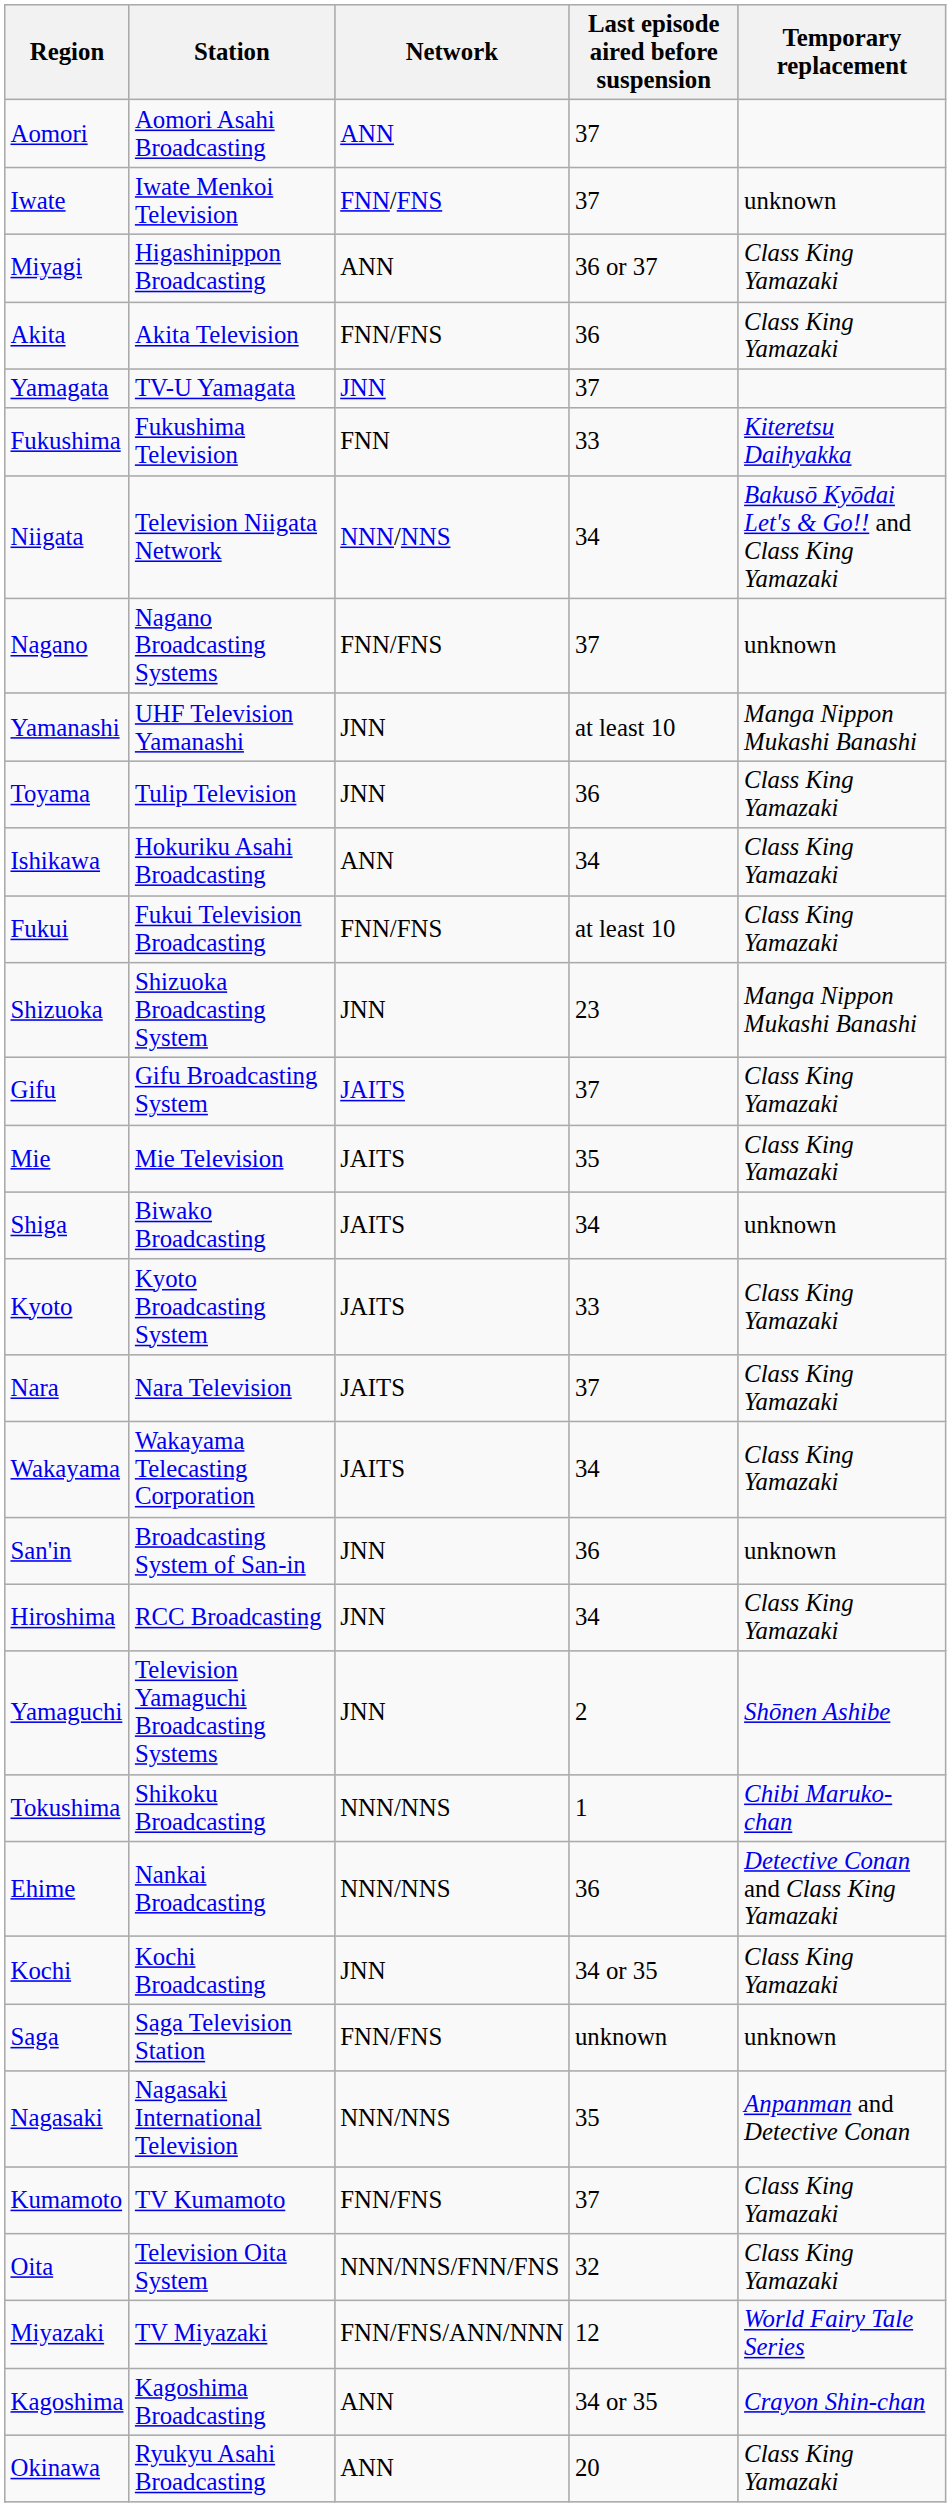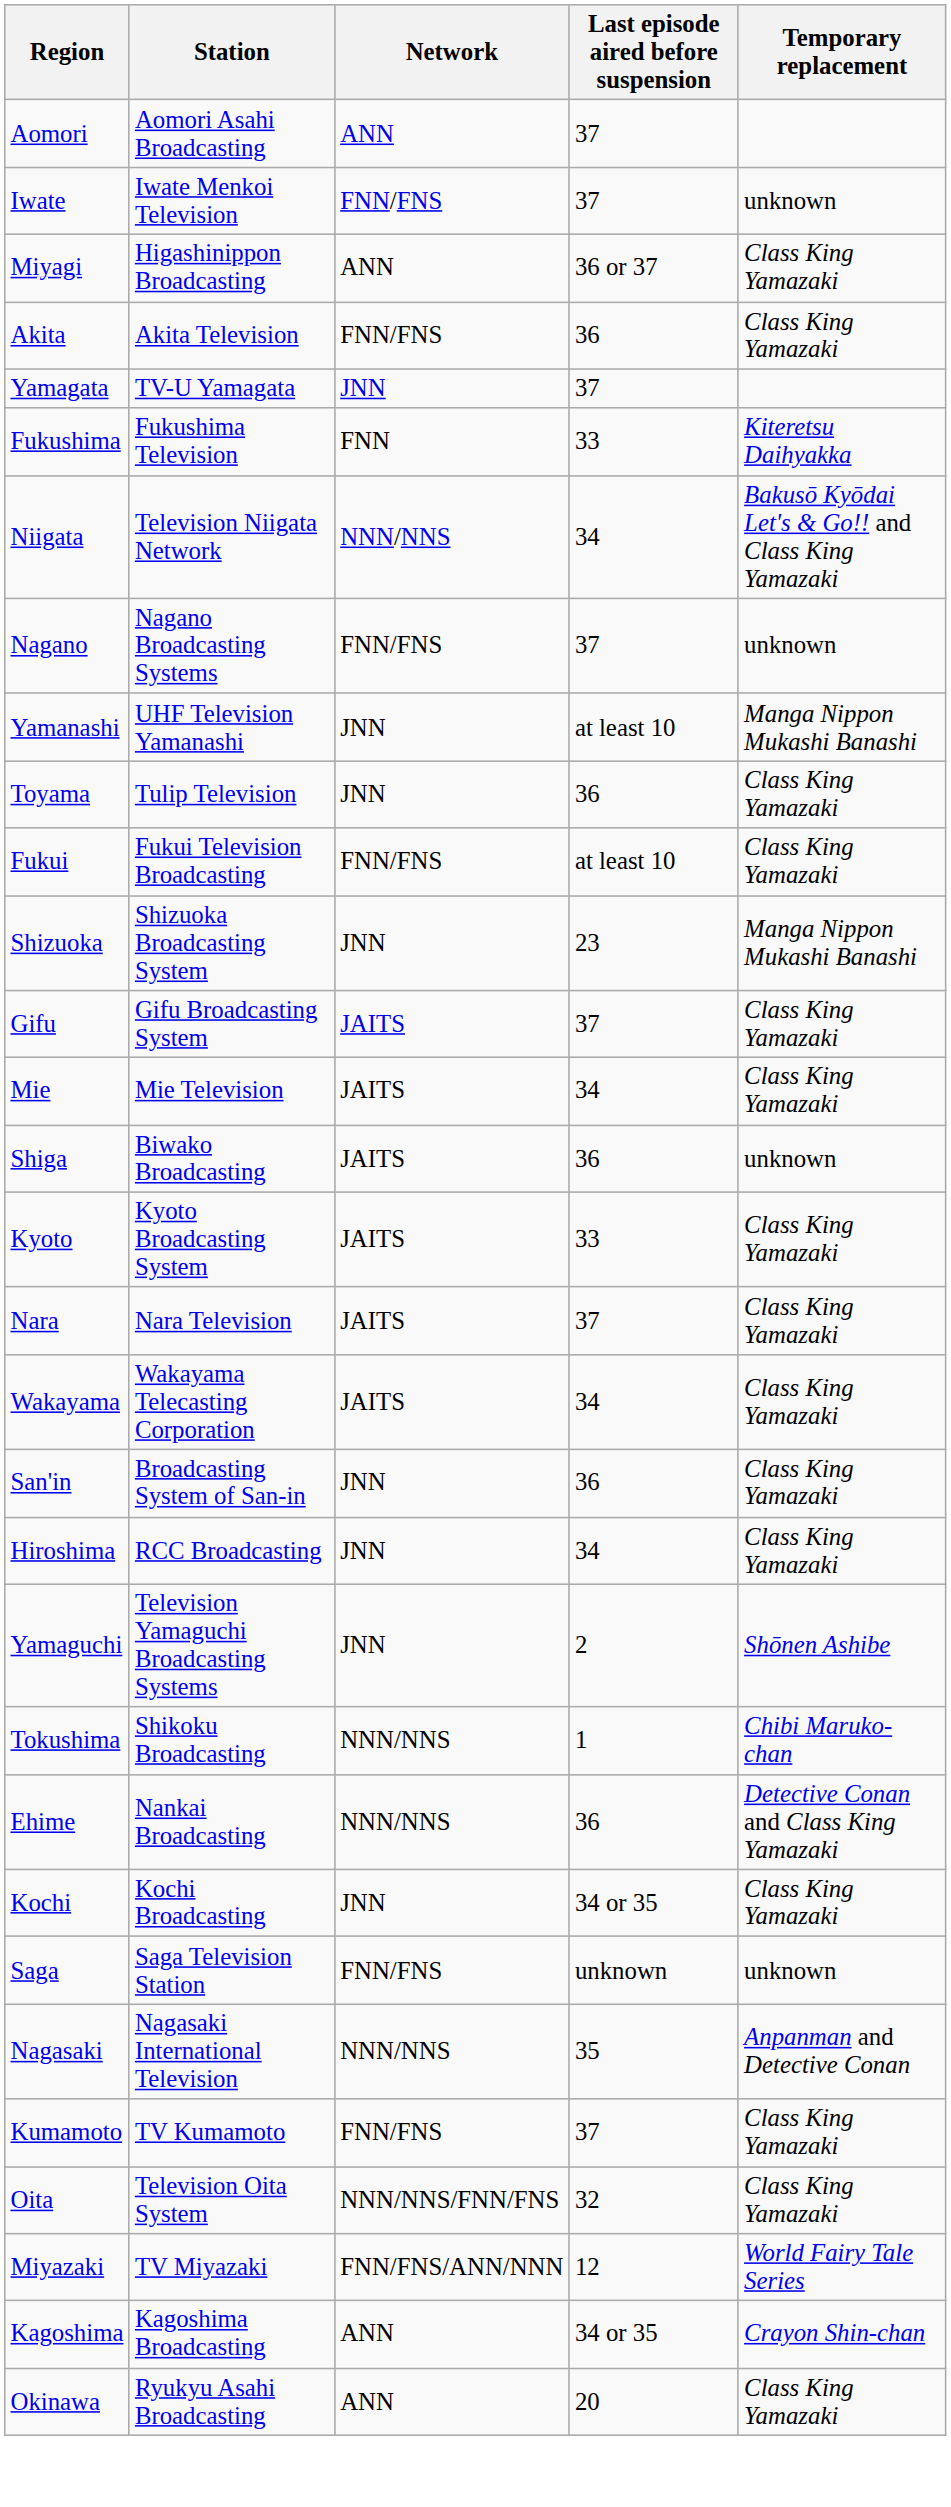- row: (55, 861)
(587, 1158) 35 -> (587, 1090) 34
(587, 1225) 34 -> (587, 1158) 36
(790, 1550) unknown -> (799, 1482) Class King Yamazaki
